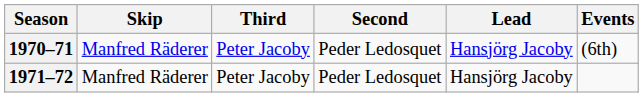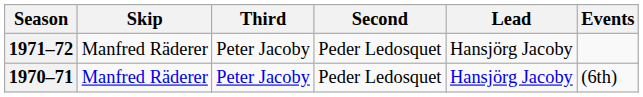rows swapped: (41, 48) <-> (41, 77)
